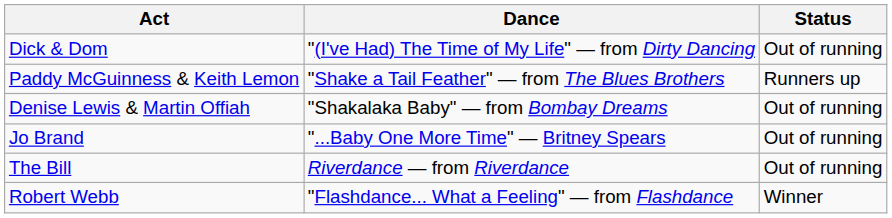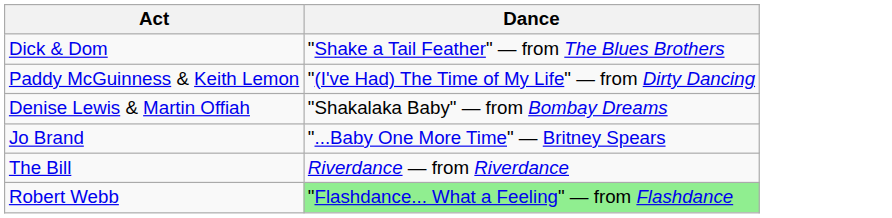- column: (823, 19)
(531, 49) "(I've Had) The Time of My Life" — from Dirty Dancing -> (516, 49) "Shake a Tail Feather" — from The Blues Brothers
(516, 78) "Shake a Tail Feather" — from The Blues Brothers -> (531, 78) "(I've Had) The Time of My Life" — from Dirty Dancing
(521, 197) no background -> (521, 197) lightgreen background
